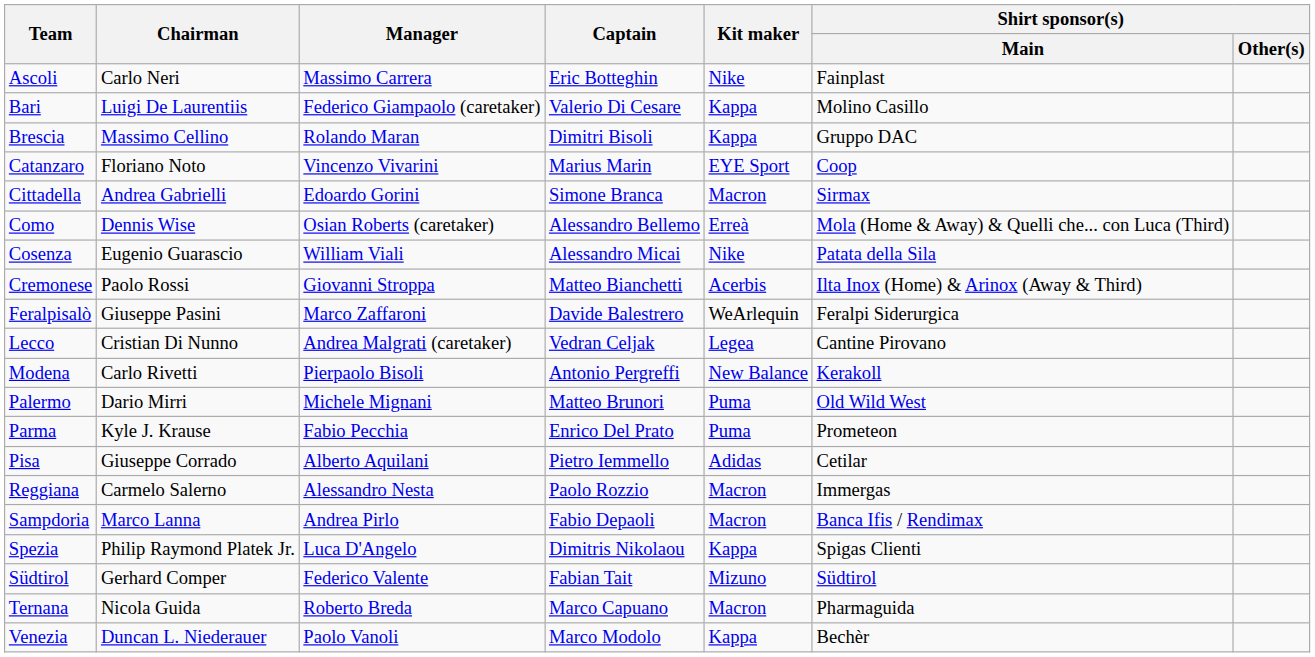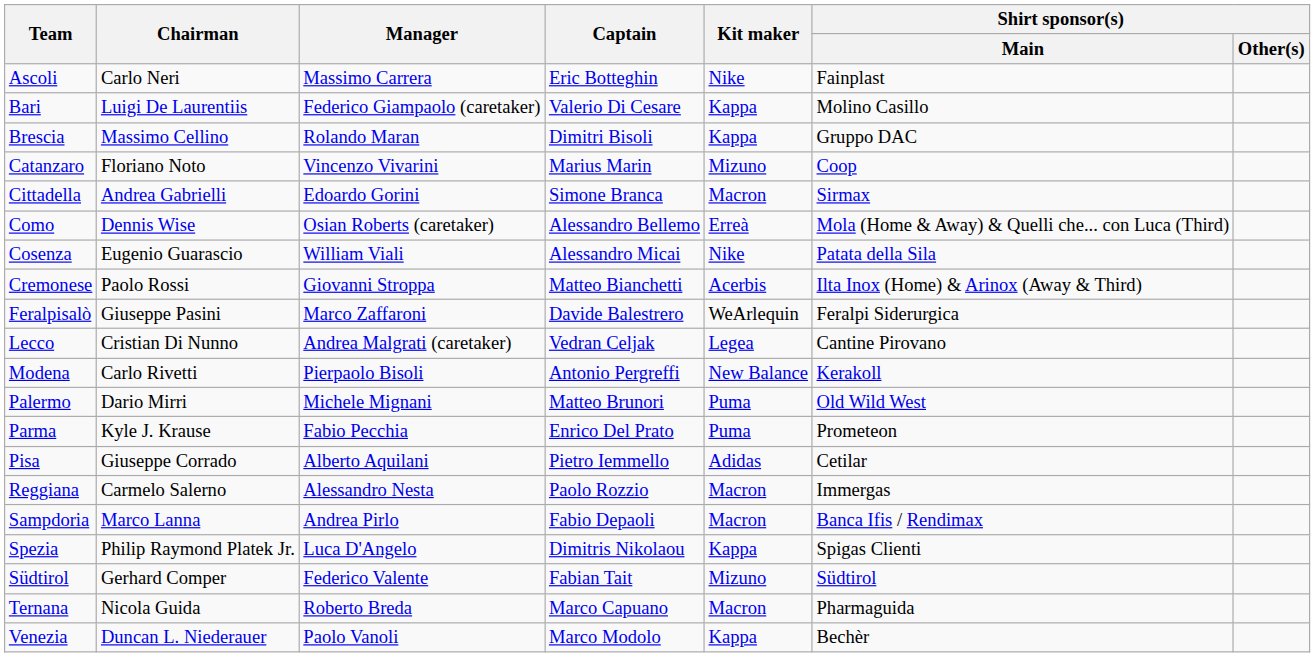(749, 166) EYE Sport -> (737, 166) Mizuno
